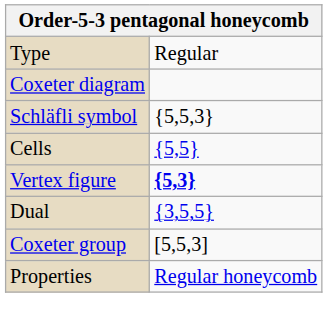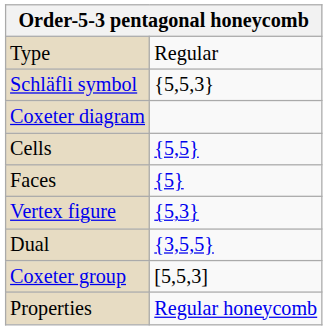rows swapped: (74, 116) <-> (78, 84)
+ row: (33, 180)
(175, 180) bold -> (177, 212) normal
